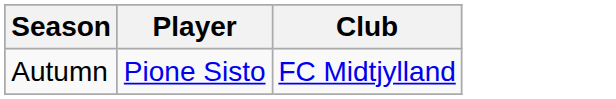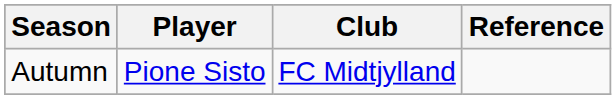+ column: (536, 26)
